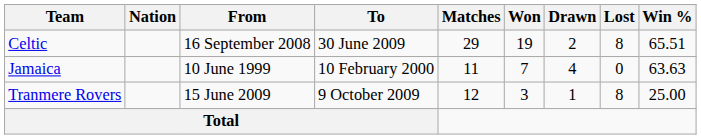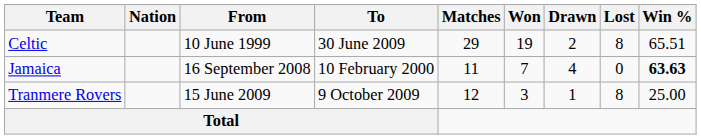(247, 43) 16 September 2008 -> (227, 43) 10 June 1999
(227, 69) 10 June 1999 -> (247, 69) 16 September 2008
(667, 69) normal -> (667, 69) bold
